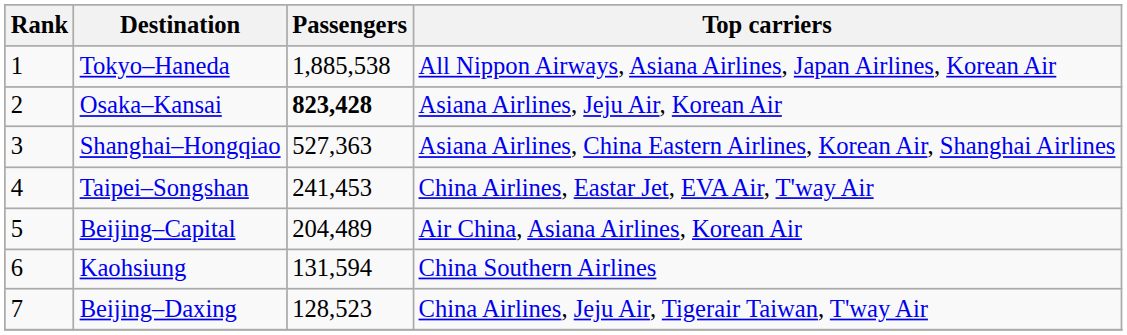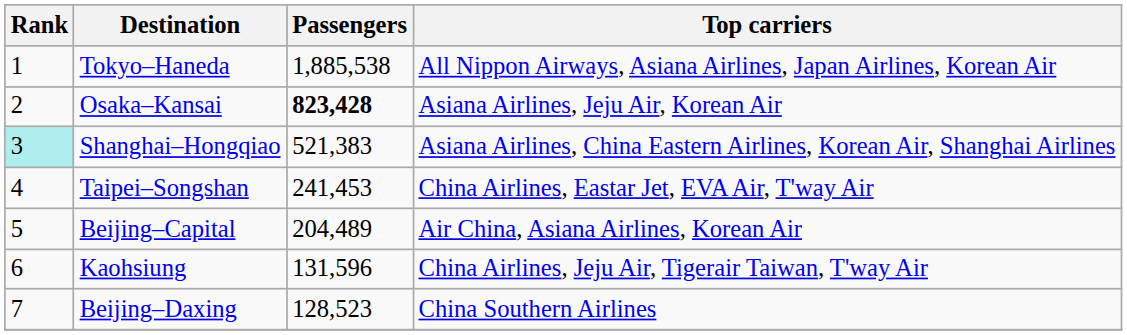(17, 147) no background -> (17, 147) paleturquoise background
(332, 147) 527,363 -> (332, 147) 521,383
(332, 268) 131,594 -> (332, 268) 131,596
(537, 268) China Southern Airlines -> (673, 268) China Airlines, Jeju Air, Tigerair Taiwan, T'way Air
(673, 309) China Airlines, Jeju Air, Tigerair Taiwan, T'way Air -> (537, 309) China Southern Airlines
